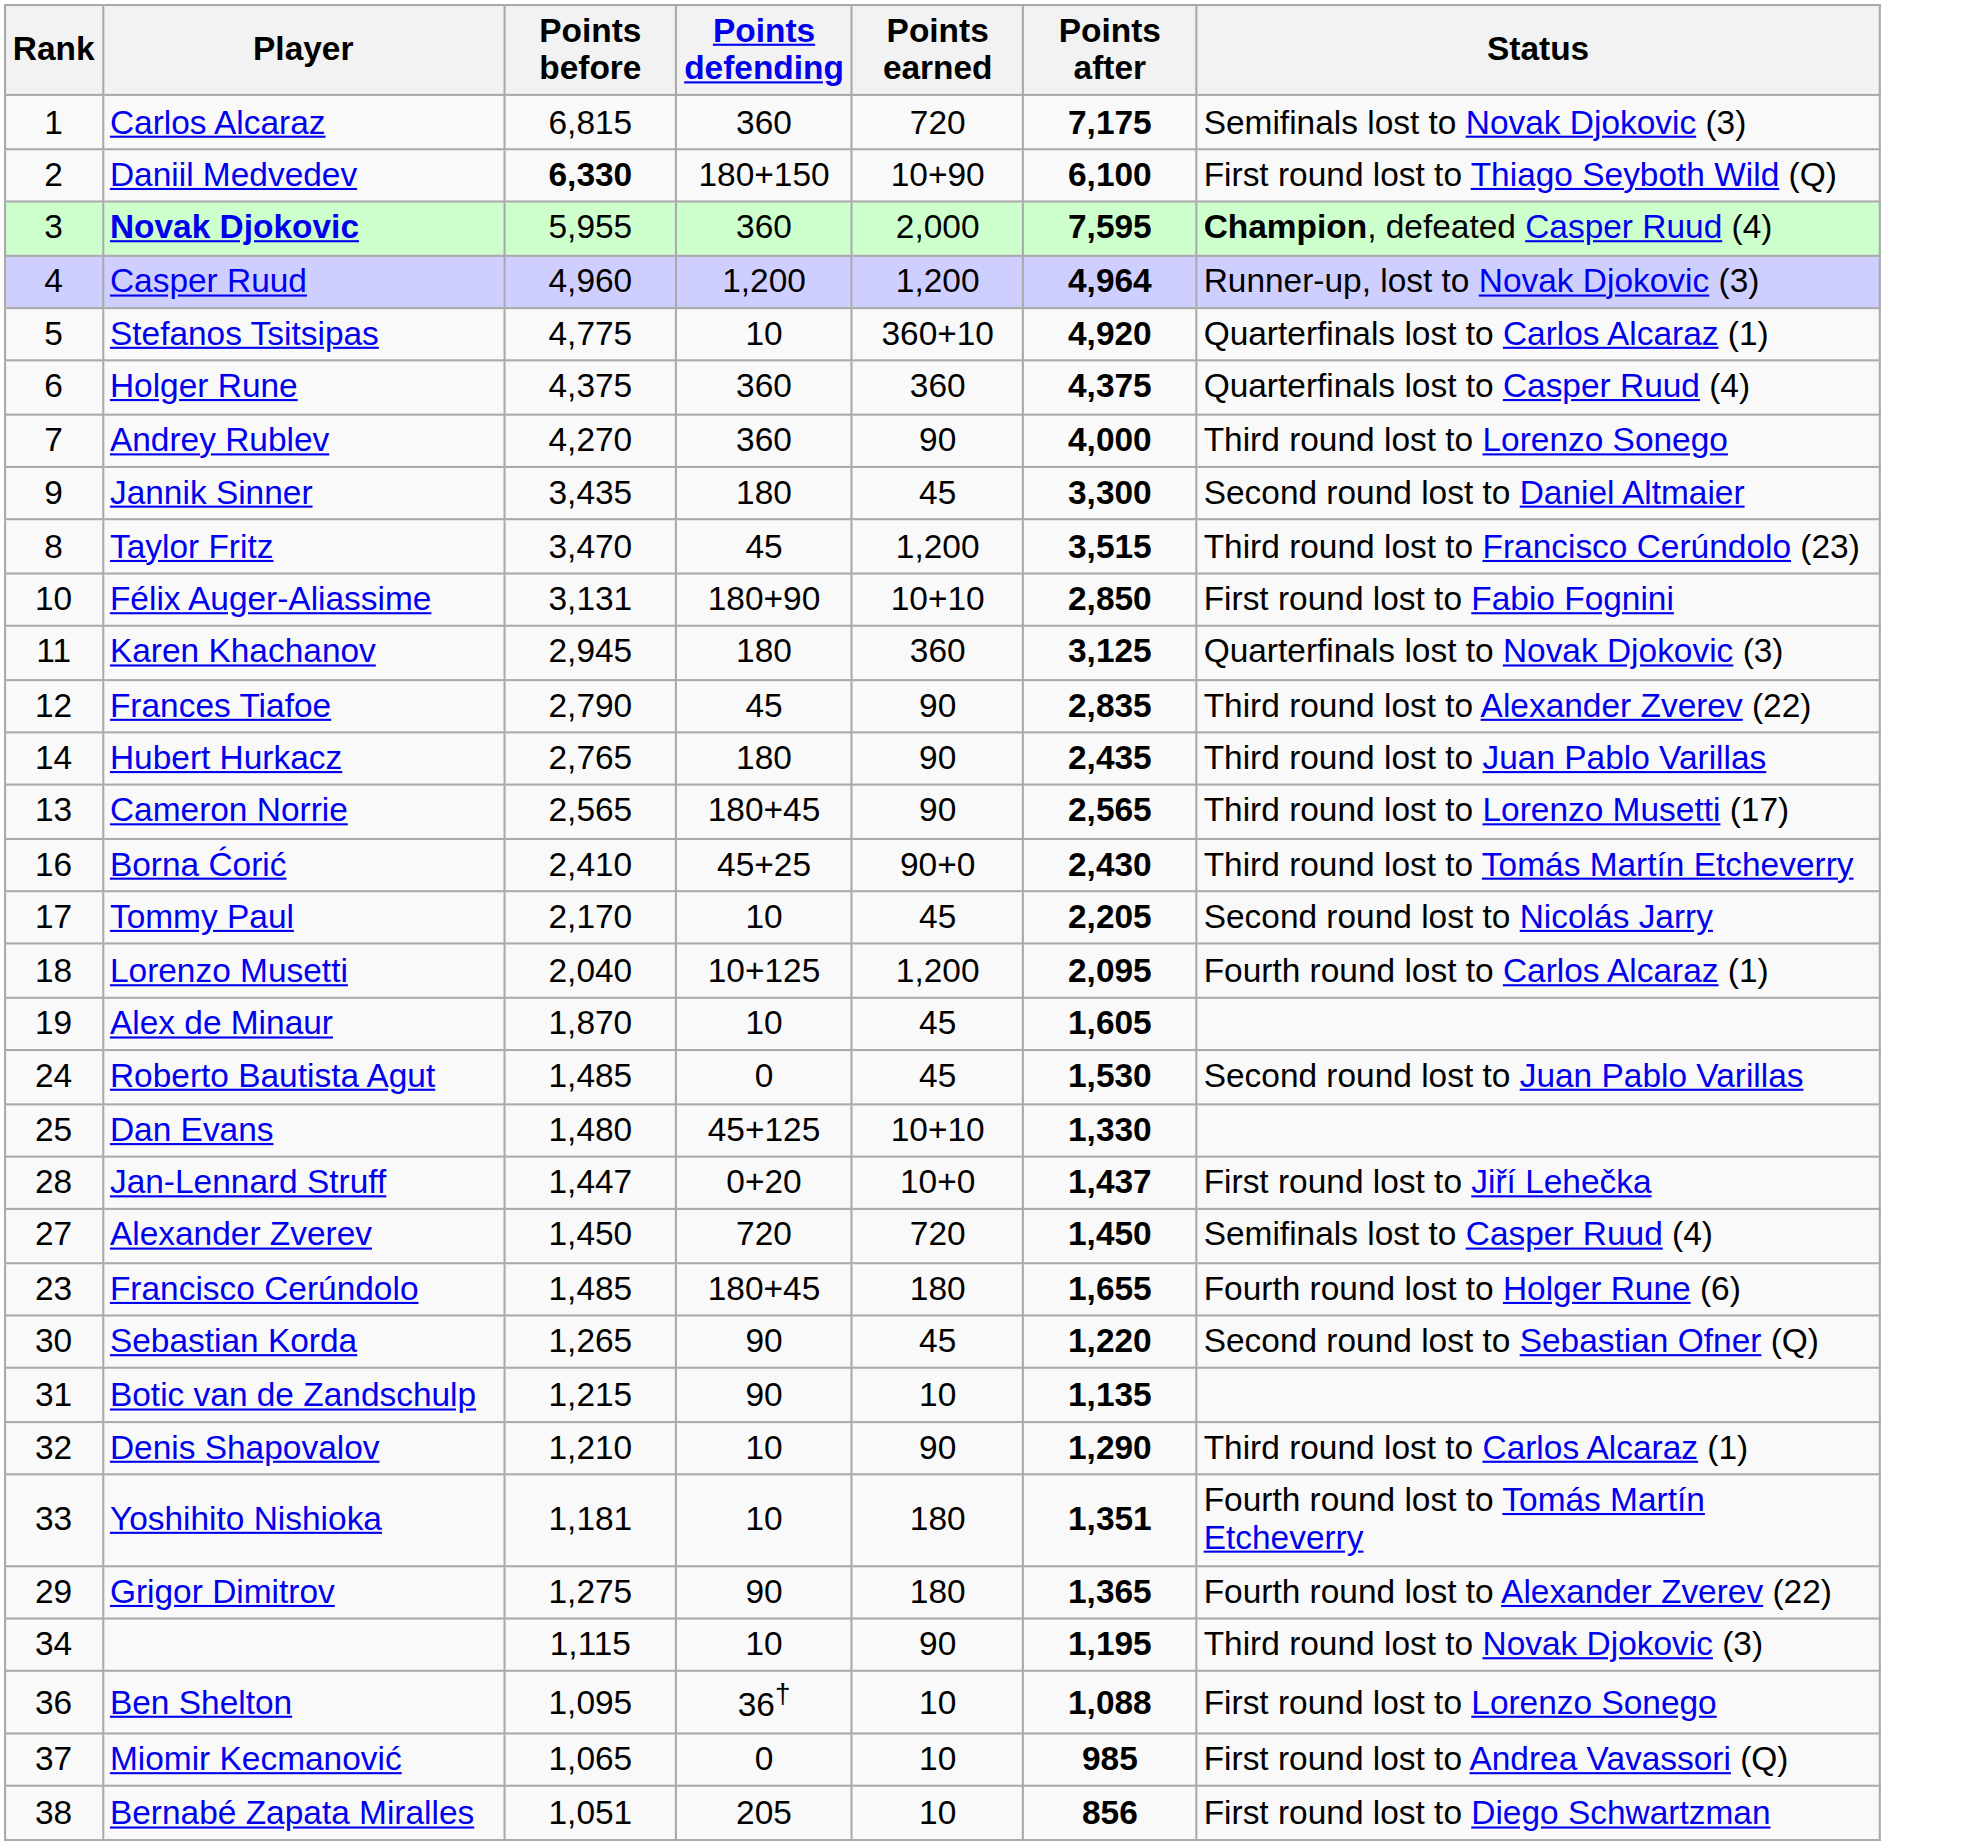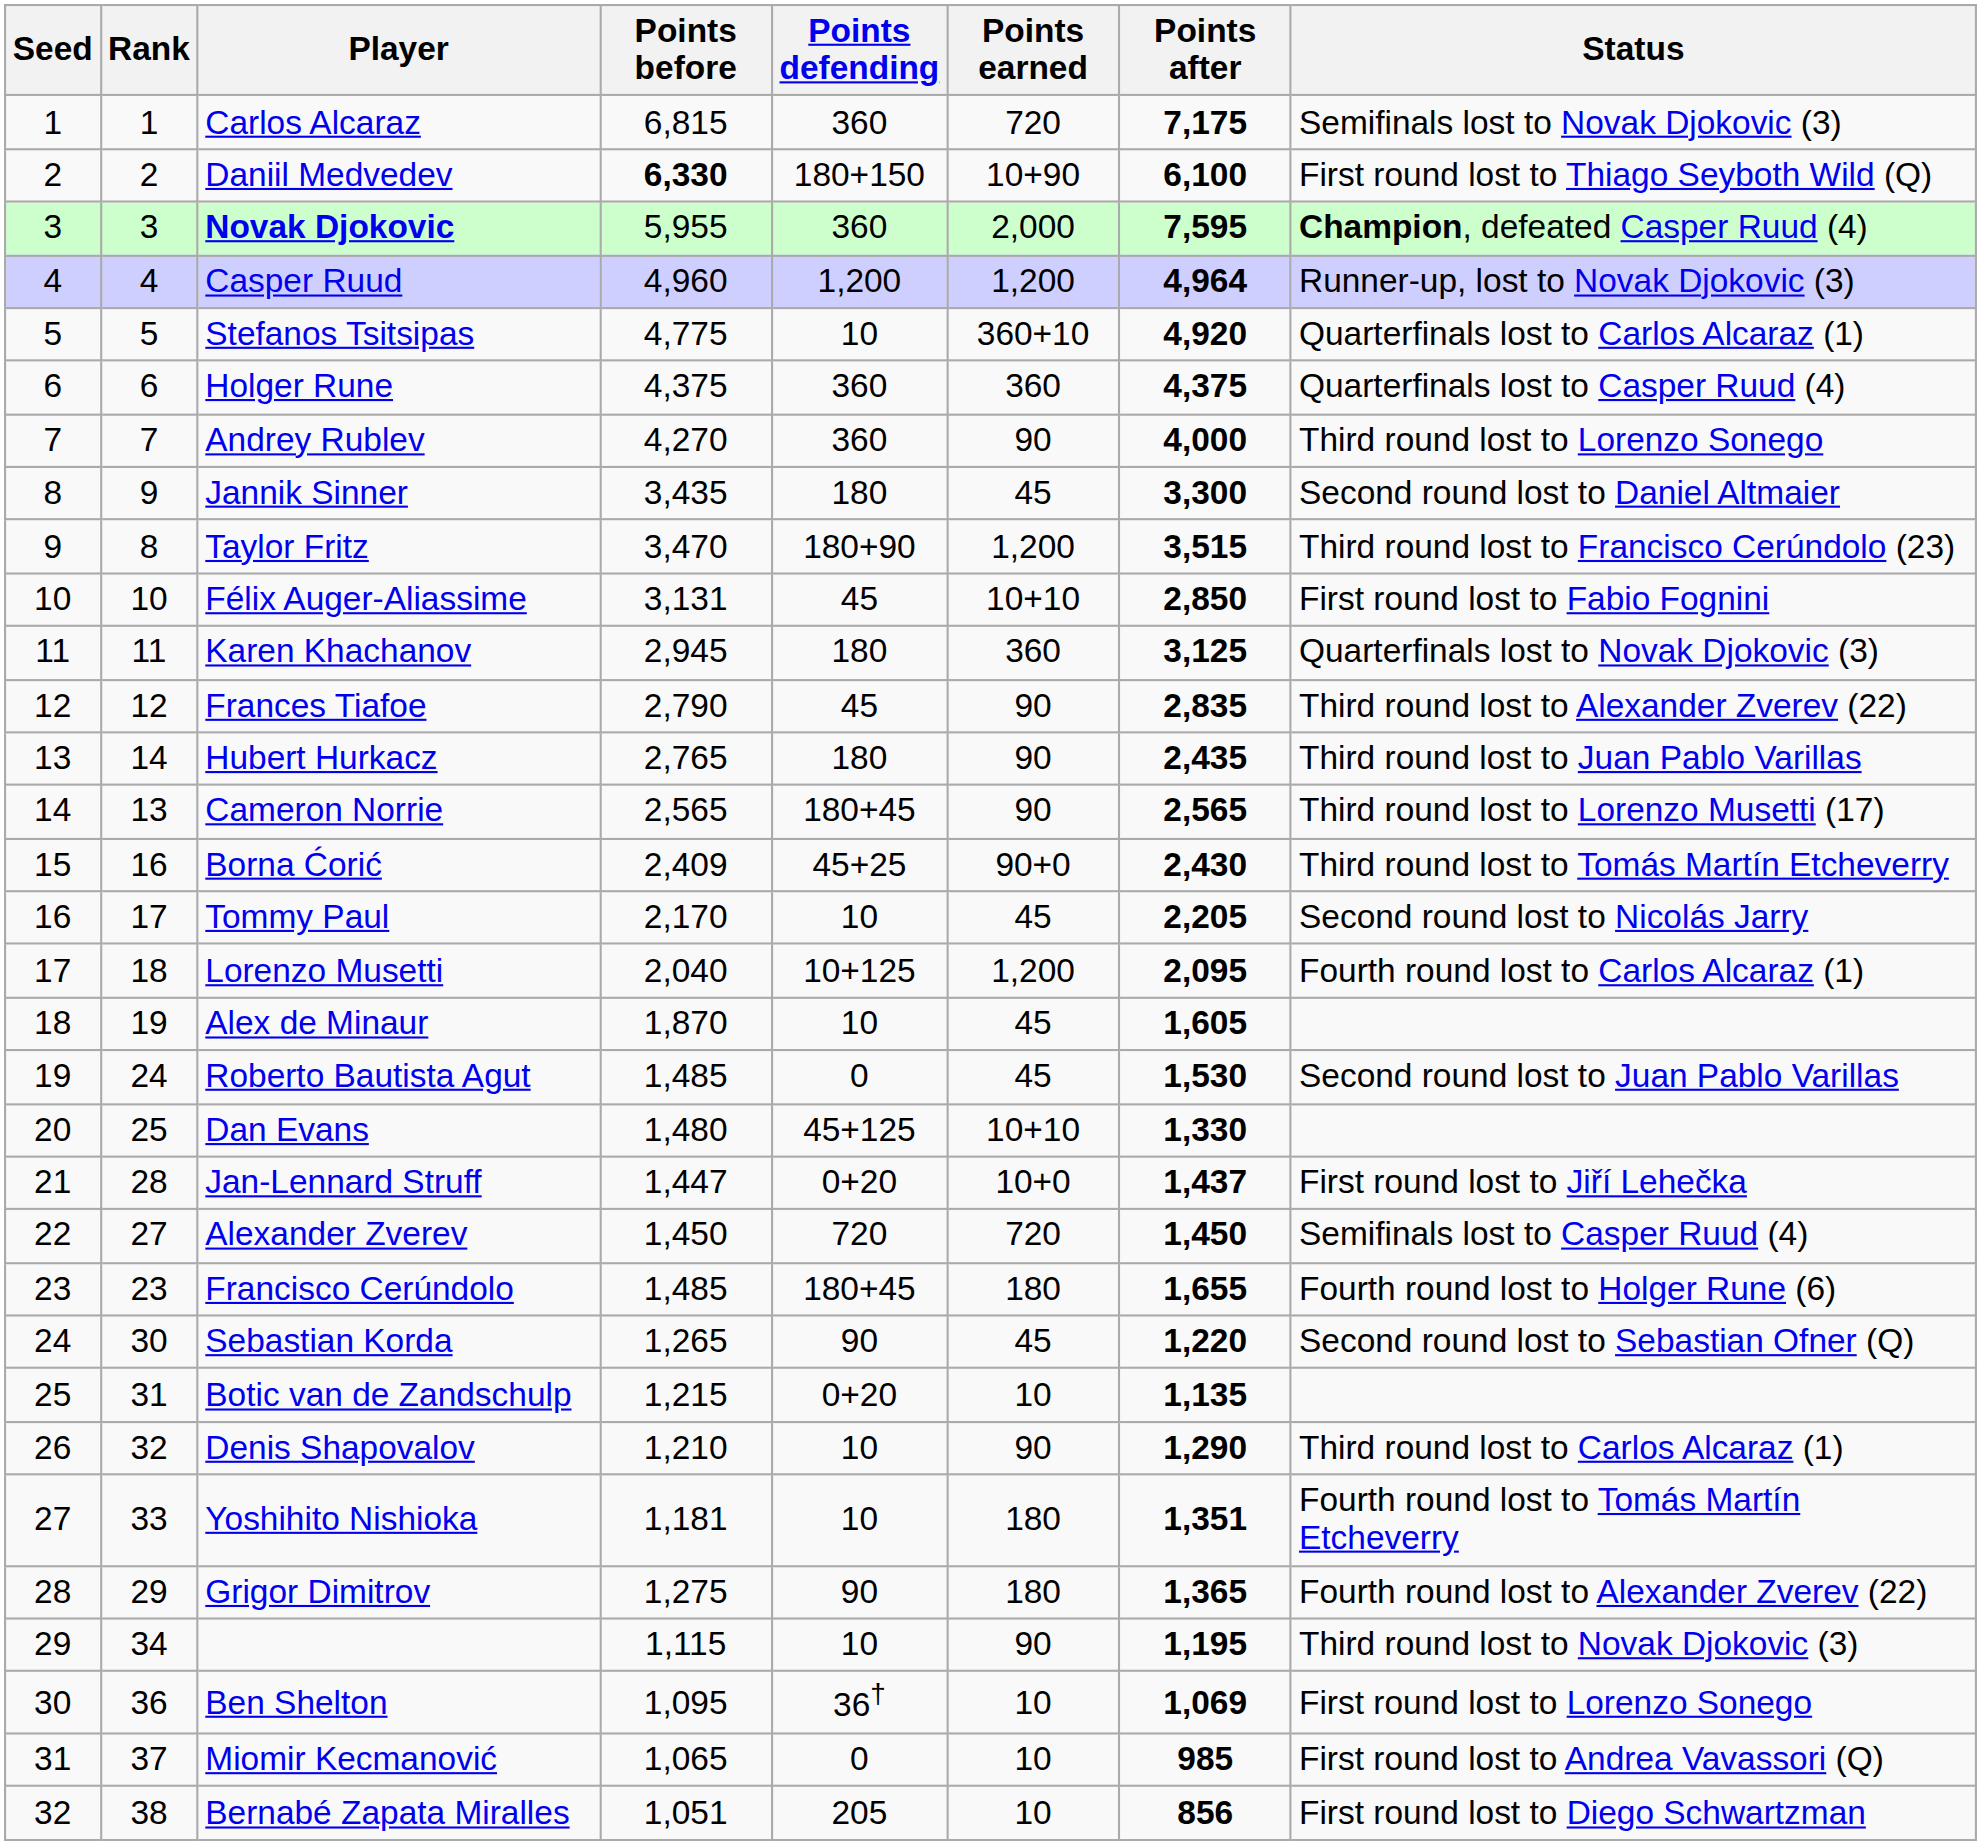+ column: (53, 49)
(764, 545) 45 -> (859, 545) 180+90
(764, 598) 180+90 -> (859, 598) 45
(590, 864) 2,410 -> (686, 864) 2,409
(764, 1394) 90 -> (859, 1394) 0+20
(1110, 1701) 1,088 -> (1205, 1701) 1,069
